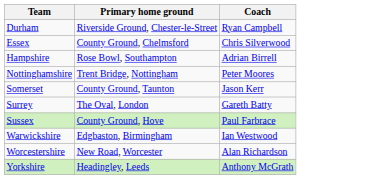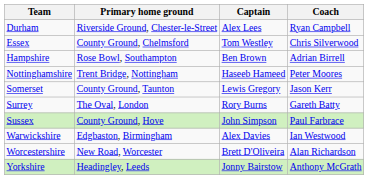+ column: (253, 12)
